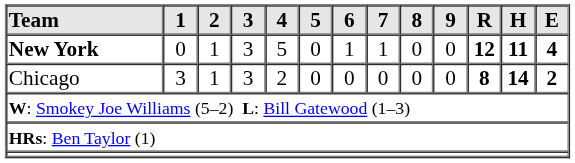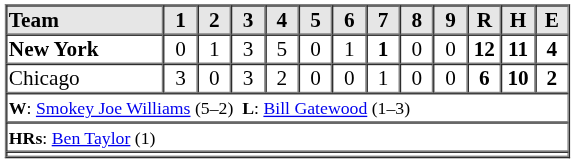(383, 49) normal -> (383, 49) bold
(214, 78) 1 -> (214, 78) 0
(383, 78) 0 -> (383, 78) 1
(484, 78) 8 -> (484, 78) 6
(518, 78) 14 -> (518, 78) 10
